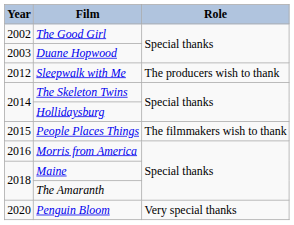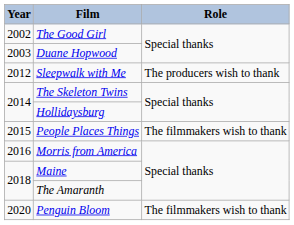(191, 209) Very special thanks -> (216, 209) The filmmakers wish to thank
